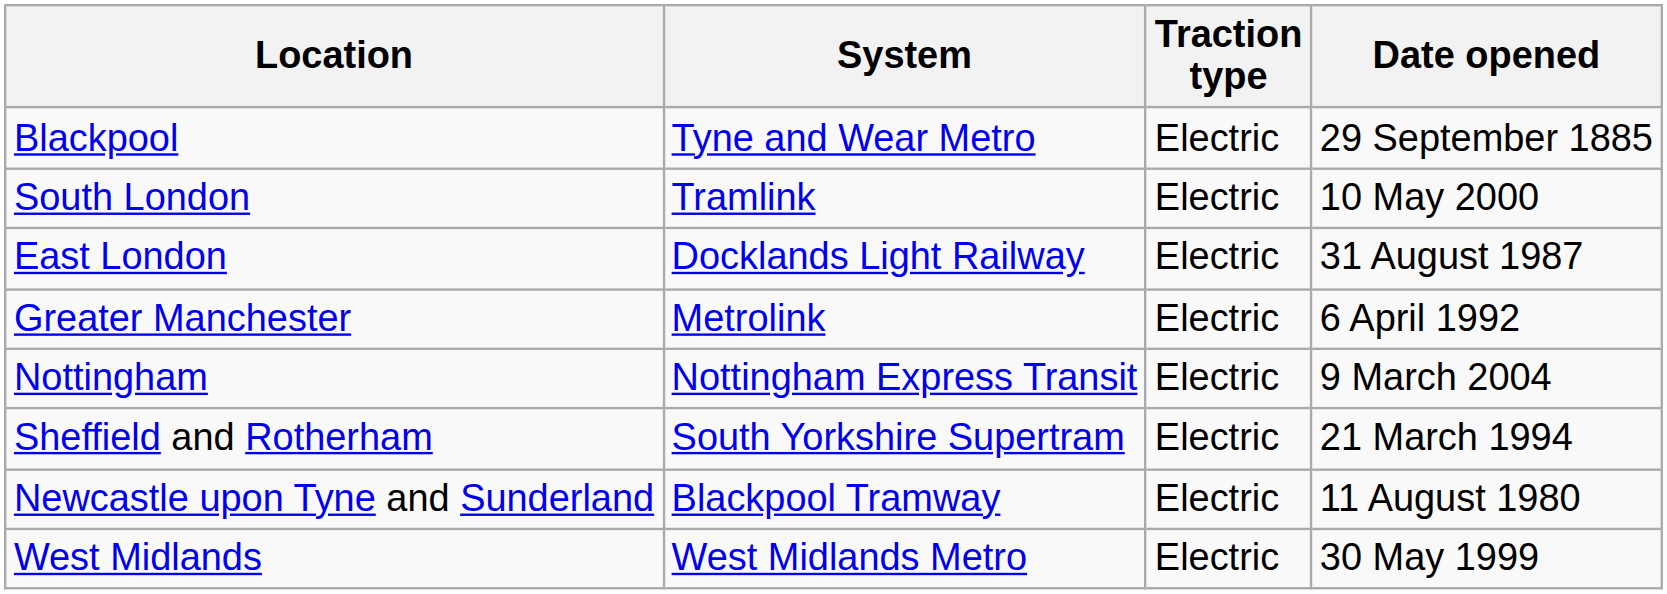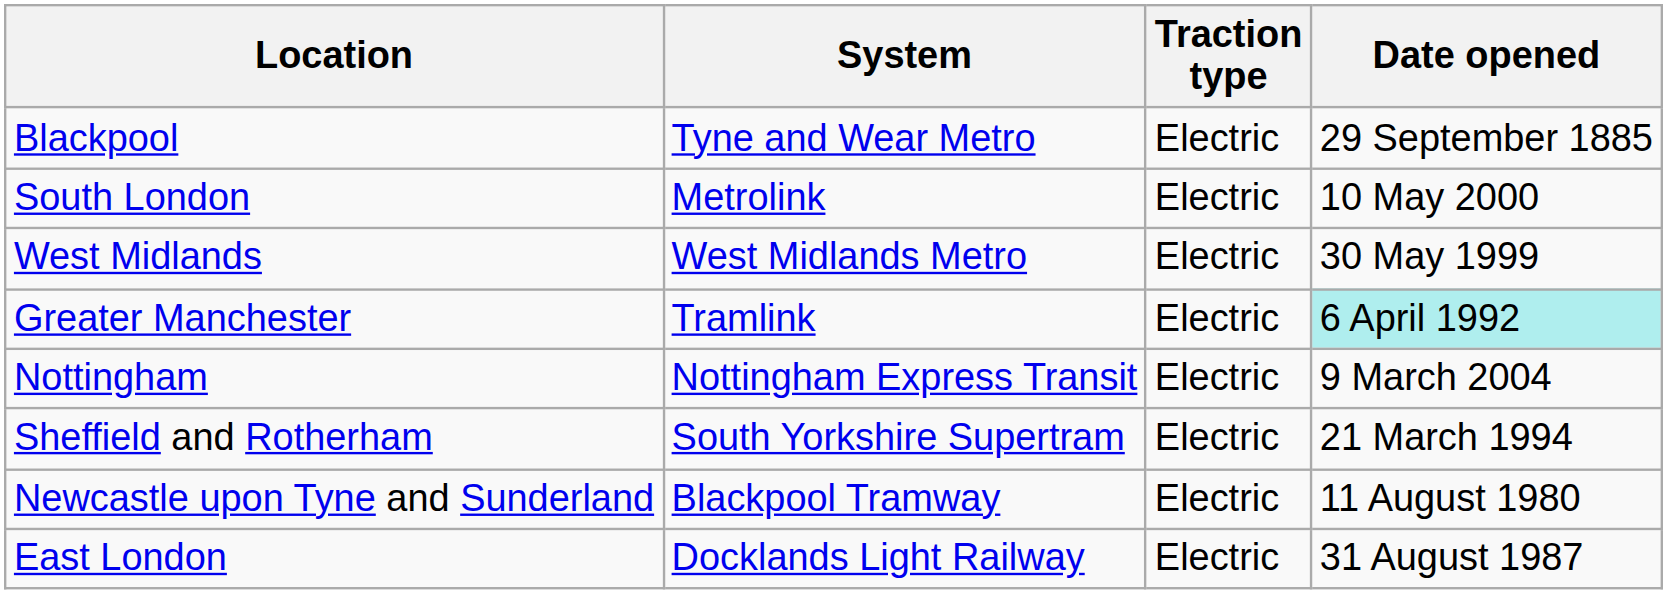(744, 197) Tramlink -> (749, 197) Metrolink
rows swapped: (120, 257) <-> (138, 558)
(749, 317) Metrolink -> (744, 317) Tramlink
(1420, 317) no background -> (1420, 317) paleturquoise background
